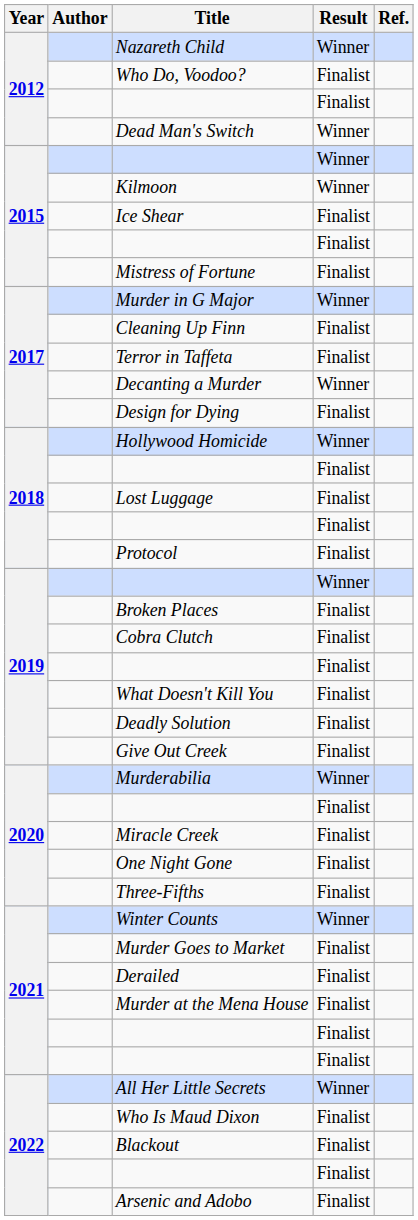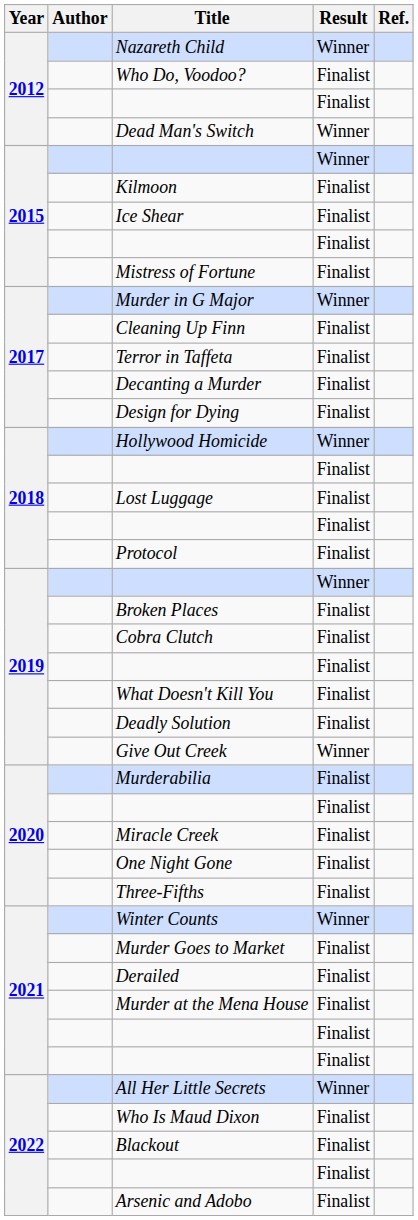(343, 187) Winner -> (343, 187) Finalist
(343, 384) Winner -> (343, 384) Finalist
(343, 750) Finalist -> (343, 750) Winner
(343, 779) Winner -> (343, 779) Finalist
